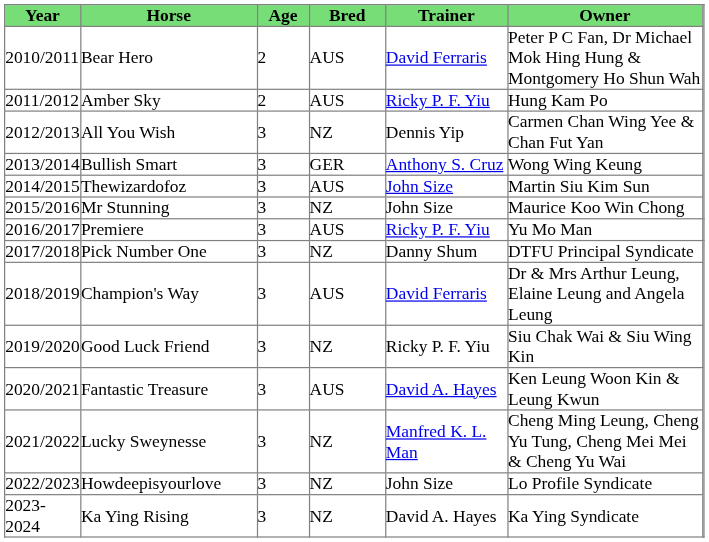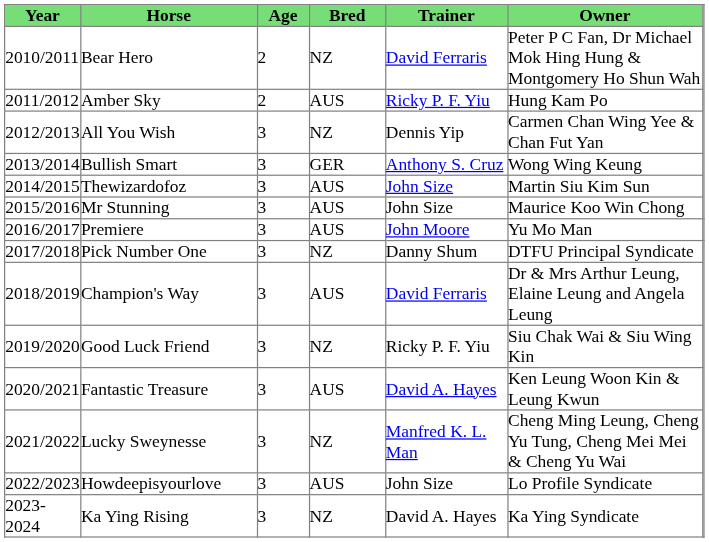(327, 57) AUS -> (321, 57) NZ
(321, 207) NZ -> (327, 207) AUS
(438, 229) Ricky P. F. Yiu -> (428, 229) John Moore
(321, 483) NZ -> (327, 483) AUS
